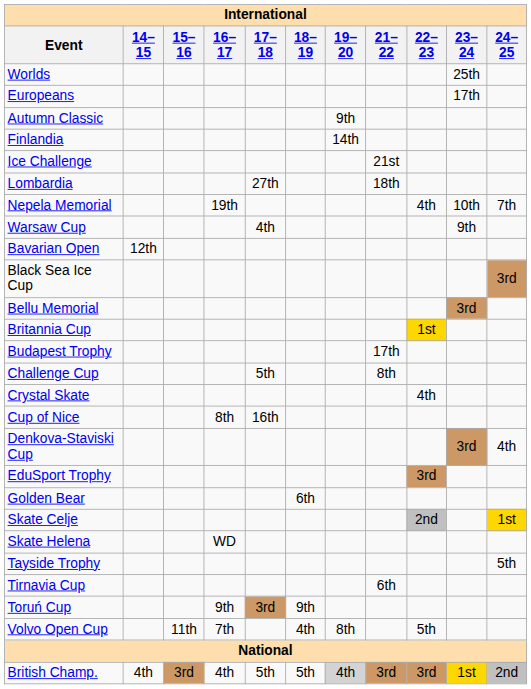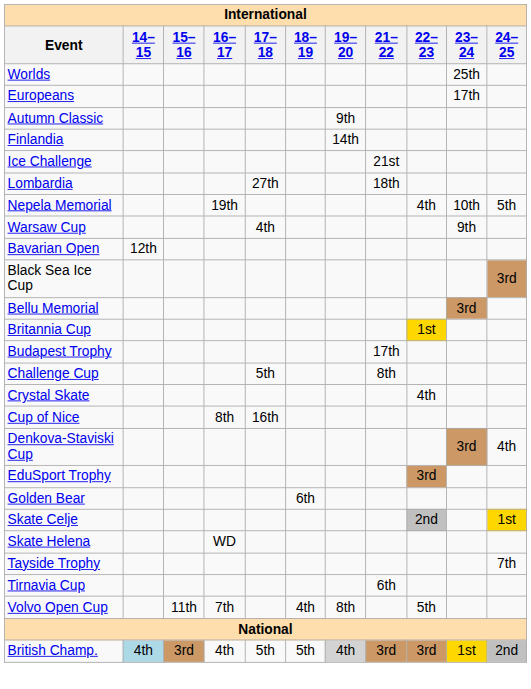(507, 205) 7th -> (507, 205) 5th
(507, 563) 5th -> (507, 563) 7th
- row: (39, 607)
(143, 672) no background -> (143, 651) lightblue background
